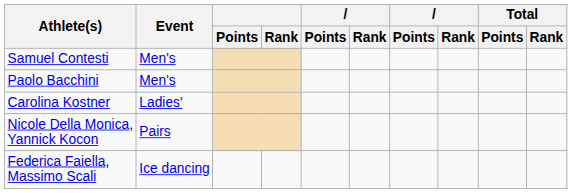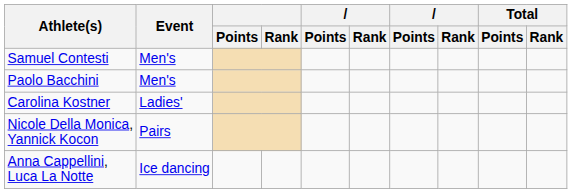- row: (58, 169)
+ row: (58, 169)
